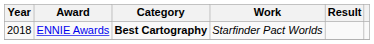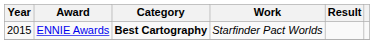(19, 30) 2018 -> (19, 30) 2015
